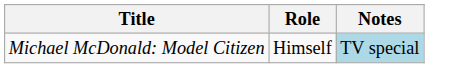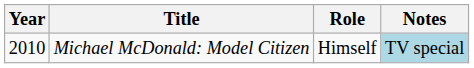+ column: (27, 18)
